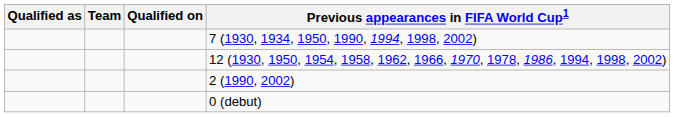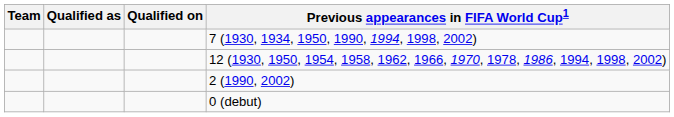columns swapped: (105, 16) <-> (45, 16)
